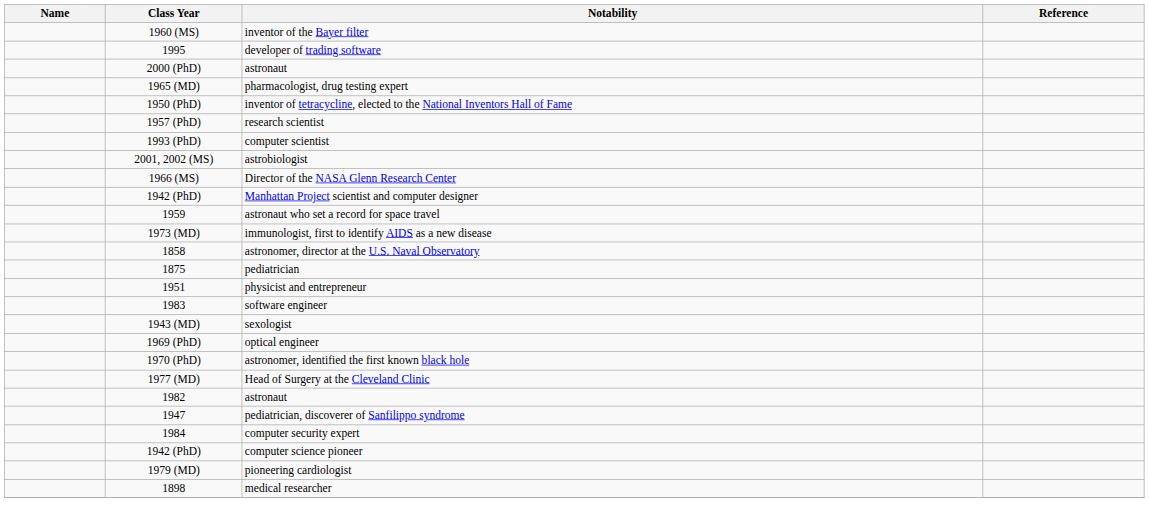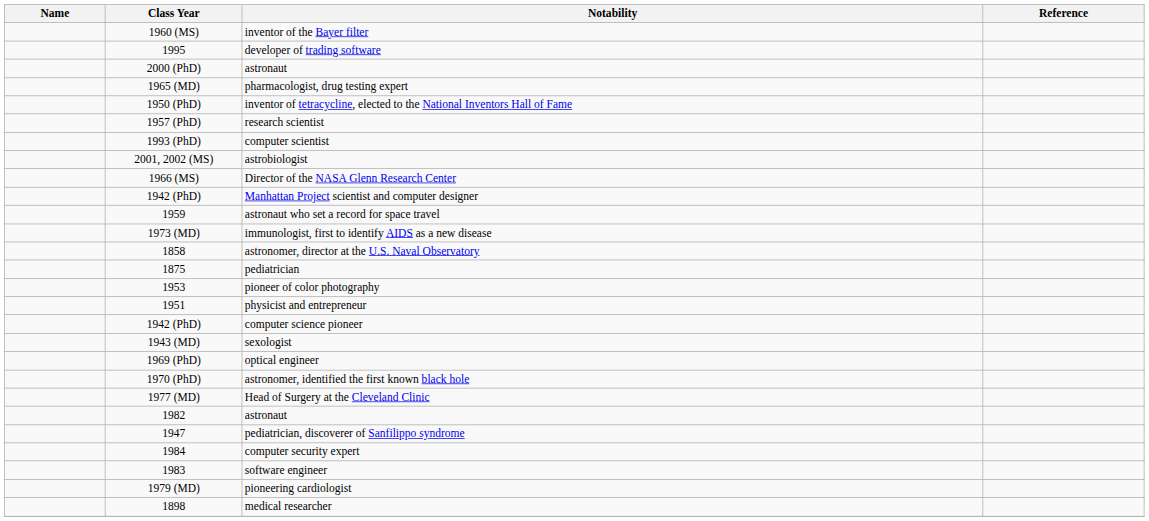+ row: (174, 287)
rows swapped: (174, 452) <-> (174, 305)
